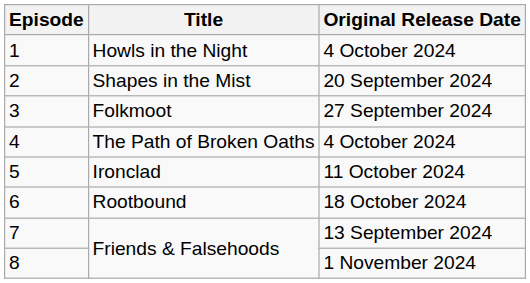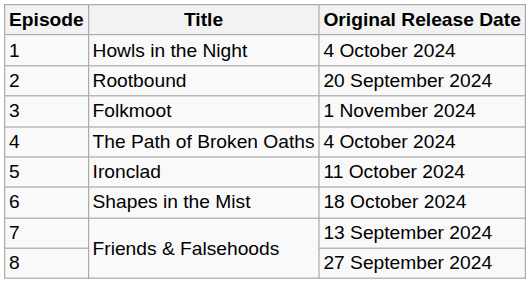(172, 80) Shapes in the Mist -> (140, 80) Rootbound
(408, 111) 27 September 2024 -> (400, 111) 1 November 2024
(140, 202) Rootbound -> (172, 202) Shapes in the Mist
(400, 263) 1 November 2024 -> (408, 263) 27 September 2024
